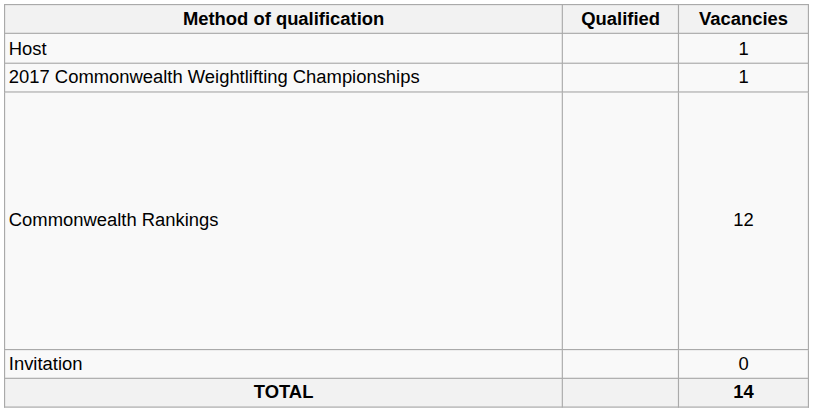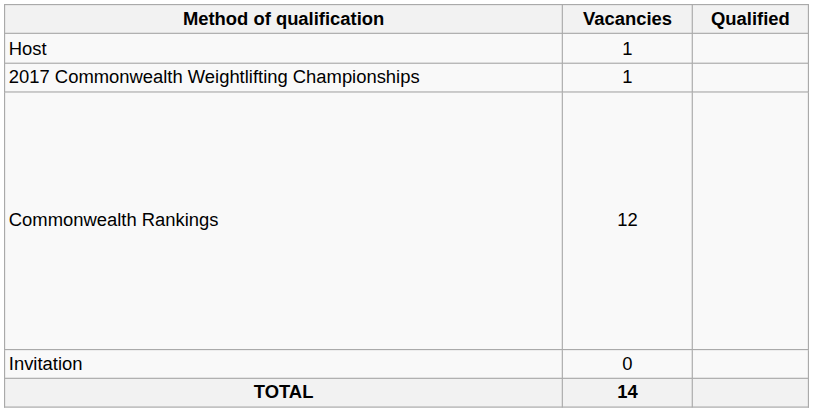columns swapped: (744, 19) <-> (621, 19)
